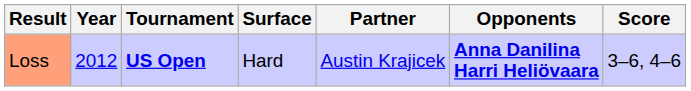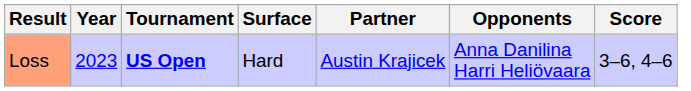(96, 60) 2012 -> (96, 60) 2023
(526, 60) bold -> (522, 60) normal
